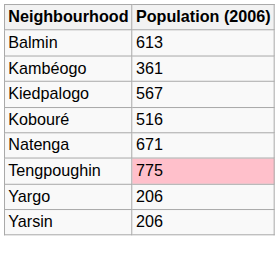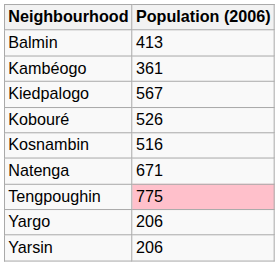(149, 42) 613 -> (149, 42) 413
(149, 119) 516 -> (149, 119) 526
+ row: (49, 145)
